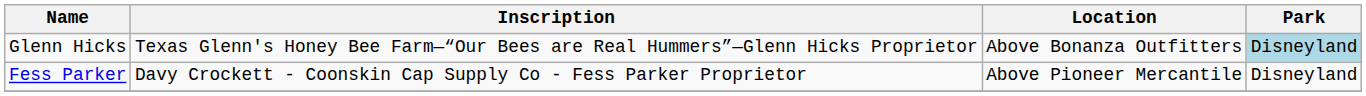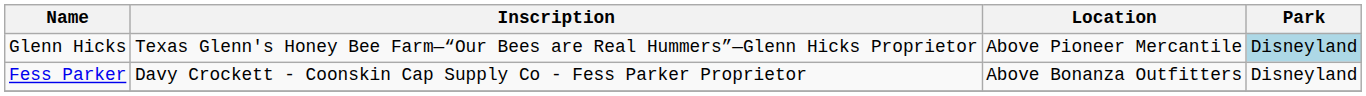(1114, 48) Above Bonanza Outfitters -> (1114, 48) Above Pioneer Mercantile
(1114, 77) Above Pioneer Mercantile -> (1114, 77) Above Bonanza Outfitters
